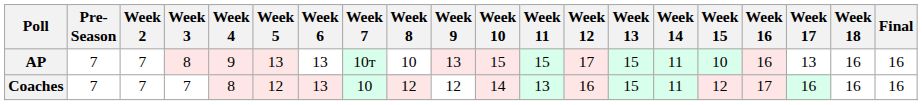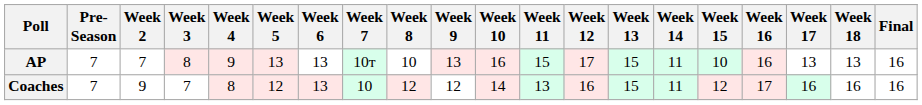(498, 61) 15 -> (498, 61) 16
(853, 61) 16 -> (853, 61) 13
(142, 87) 7 -> (142, 87) 9
